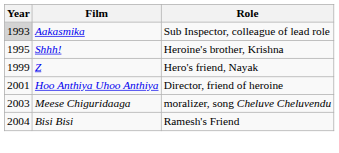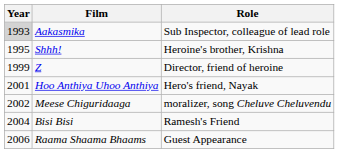(211, 67) Hero's friend, Nayak -> (223, 67) Director, friend of heroine
(223, 85) Director, friend of heroine -> (211, 85) Hero's friend, Nayak
(18, 103) 2003 -> (18, 103) 2002
+ row: (90, 139)
